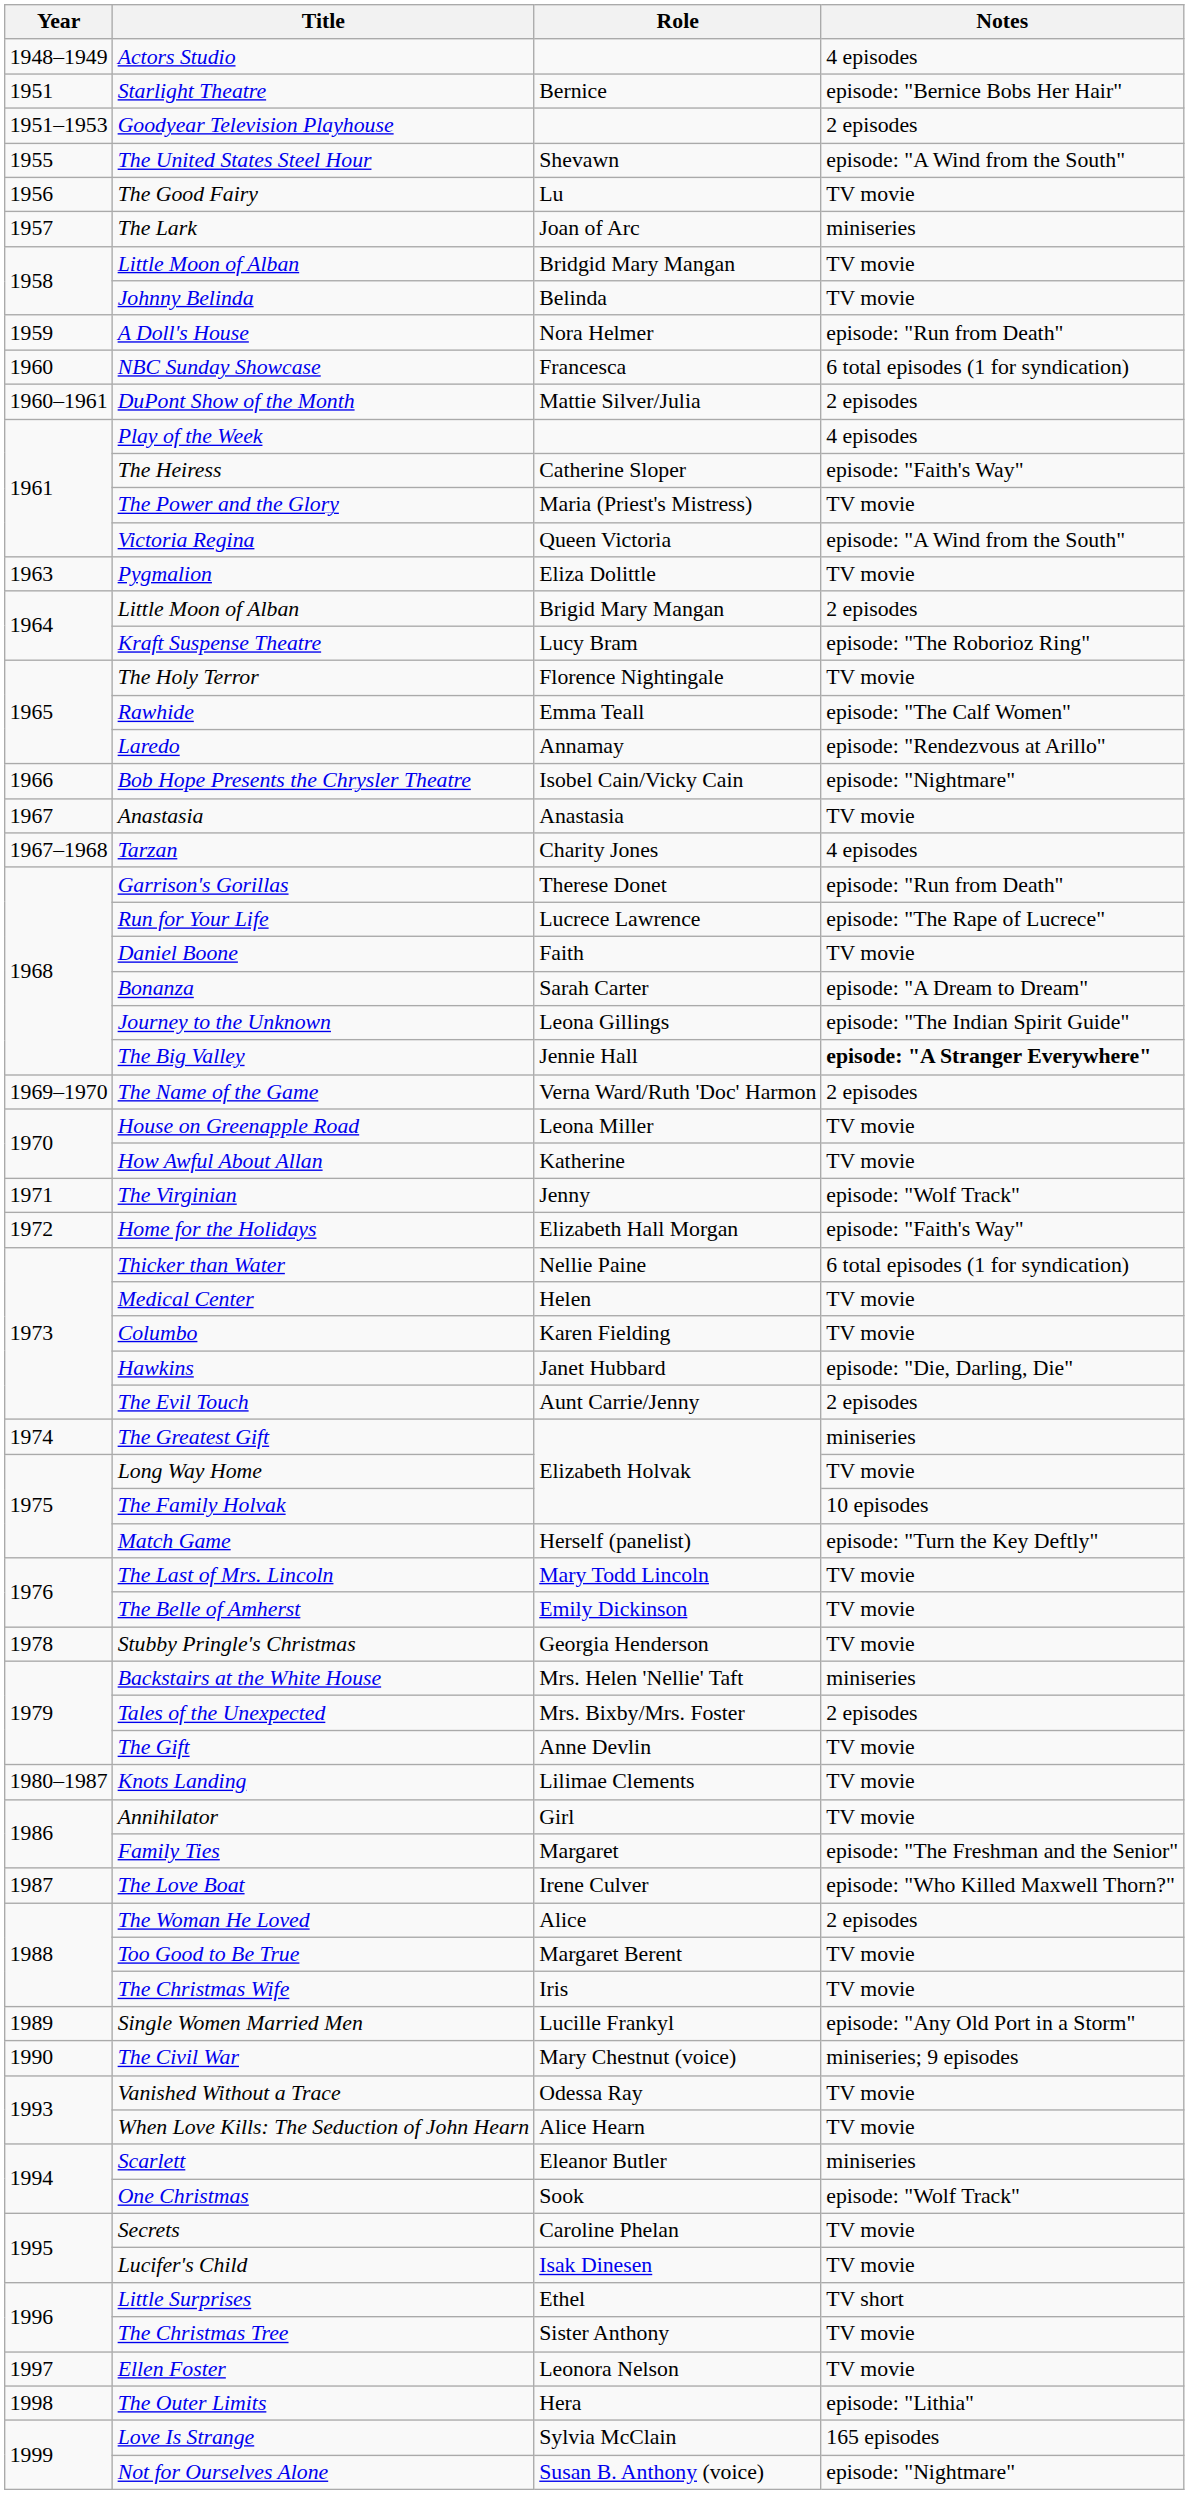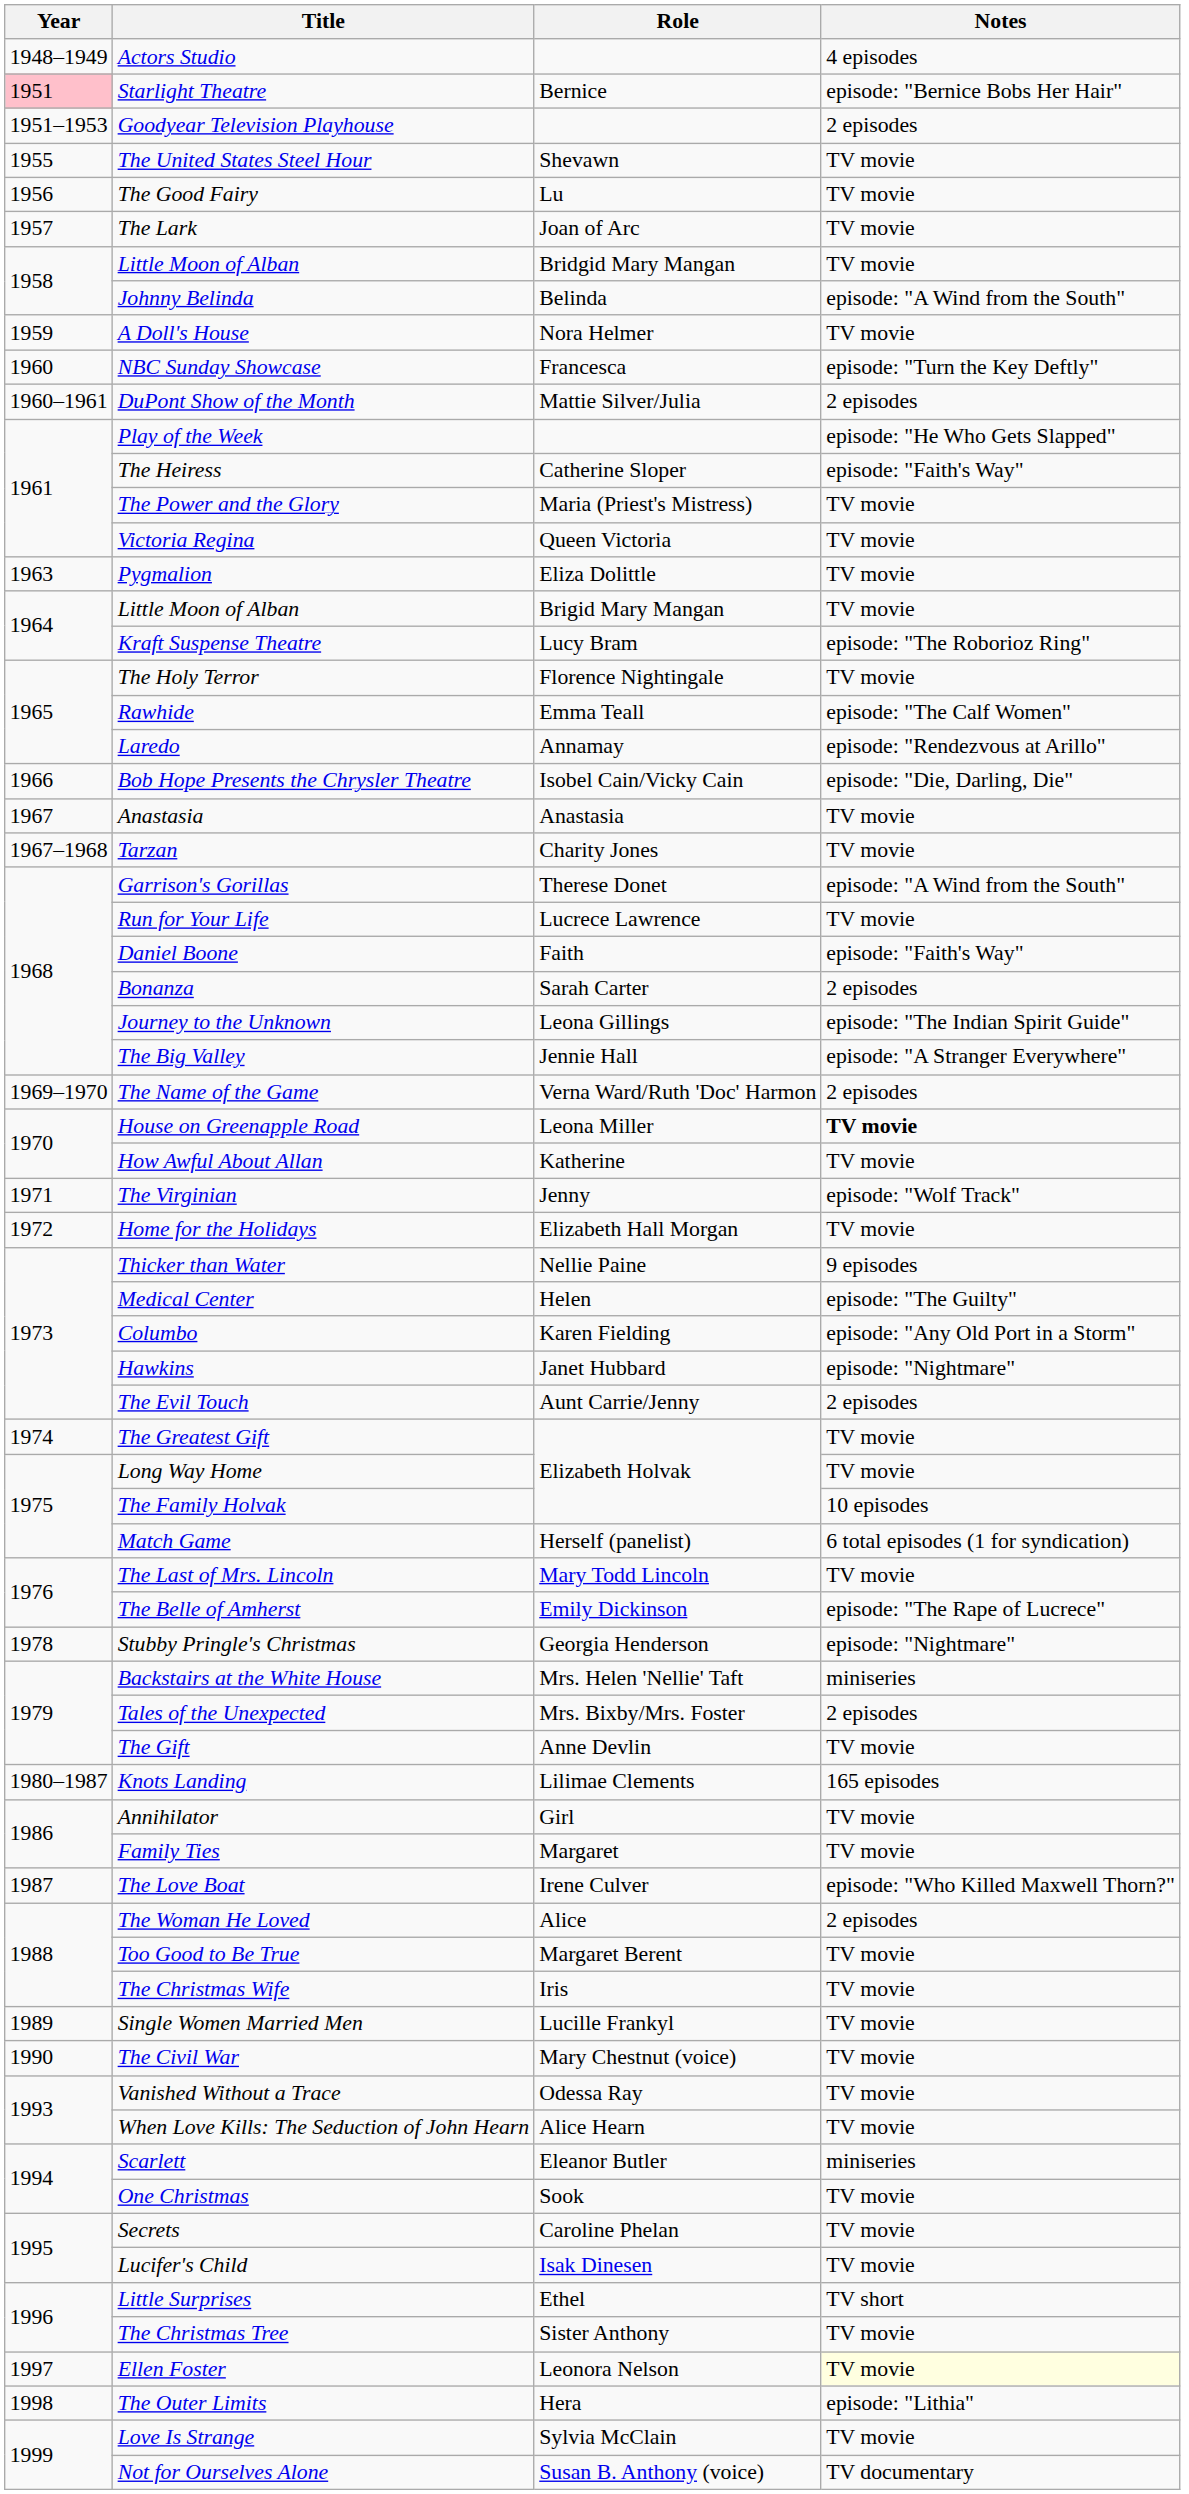(31, 90) no background -> (31, 90) pink background
(976, 159) episode: "A Wind from the South" -> (871, 159) TV movie
(871, 228) miniseries -> (871, 228) TV movie
(871, 297) TV movie -> (976, 297) episode: "A Wind from the South"
(945, 332) episode: "Run from Death" -> (871, 332) TV movie
(978, 366) 6 total episodes (1 for syndication) -> (962, 366) episode: "Turn the Key Deftly"
(872, 435) 4 episodes -> (971, 435) episode: "He Who Gets Slapped"
(976, 539) episode: "A Wind from the South" -> (871, 539) TV movie
(872, 608) 2 episodes -> (871, 608) TV movie
(921, 780) episode: "Nightmare" -> (950, 780) episode: "Die, Darling, Die"
(872, 849) 4 episodes -> (871, 849) TV movie
(945, 884) episode: "Run from Death" -> (976, 884) episode: "A Wind from the South"
(966, 919) episode: "The Rape of Lucrece" -> (871, 919) TV movie
(871, 953) TV movie -> (925, 953) episode: "Faith's Way"
(957, 988) episode: "A Dream to Dream" -> (872, 988) 2 episodes
(989, 1057) bold -> (976, 1057) normal
(871, 1126) normal -> (872, 1126) bold
(925, 1229) episode: "Faith's Way" -> (871, 1229) TV movie
(978, 1264) 6 total episodes (1 for syndication) -> (872, 1264) 9 episodes
(871, 1298) TV movie -> (922, 1298) episode: "The Guilty"
(871, 1333) TV movie -> (981, 1333) episode: "Any Old Port in a Storm"
(950, 1367) episode: "Die, Darling, Die" -> (921, 1367) episode: "Nightmare"
(871, 1436) miniseries -> (871, 1436) TV movie
(962, 1540) episode: "Turn the Key Deftly" -> (978, 1540) 6 total episodes (1 for syndication)
(871, 1609) TV movie -> (966, 1609) episode: "The Rape of Lucrece"
(871, 1643) TV movie -> (921, 1643) episode: "Nightmare"
(871, 1781) TV movie -> (883, 1781) 165 episodes
(1002, 1850) episode: "The Freshman and the Senior" -> (871, 1850) TV movie
(981, 2023) episode: "Any Old Port in a Storm" -> (871, 2023) TV movie
(922, 2057) miniseries; 9 episodes -> (871, 2057) TV movie
(923, 2195) episode: "Wolf Track" -> (871, 2195) TV movie
(871, 2368) no background -> (871, 2368) lightyellow background
(883, 2437) 165 episodes -> (871, 2437) TV movie
(921, 2471) episode: "Nightmare" -> (900, 2471) TV documentary
